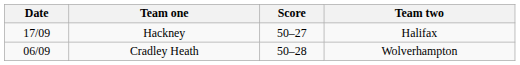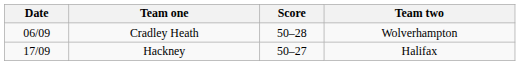rows swapped: (164, 32) <-> (164, 51)
